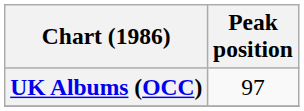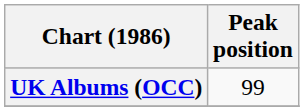(253, 86) 97 -> (253, 86) 99
